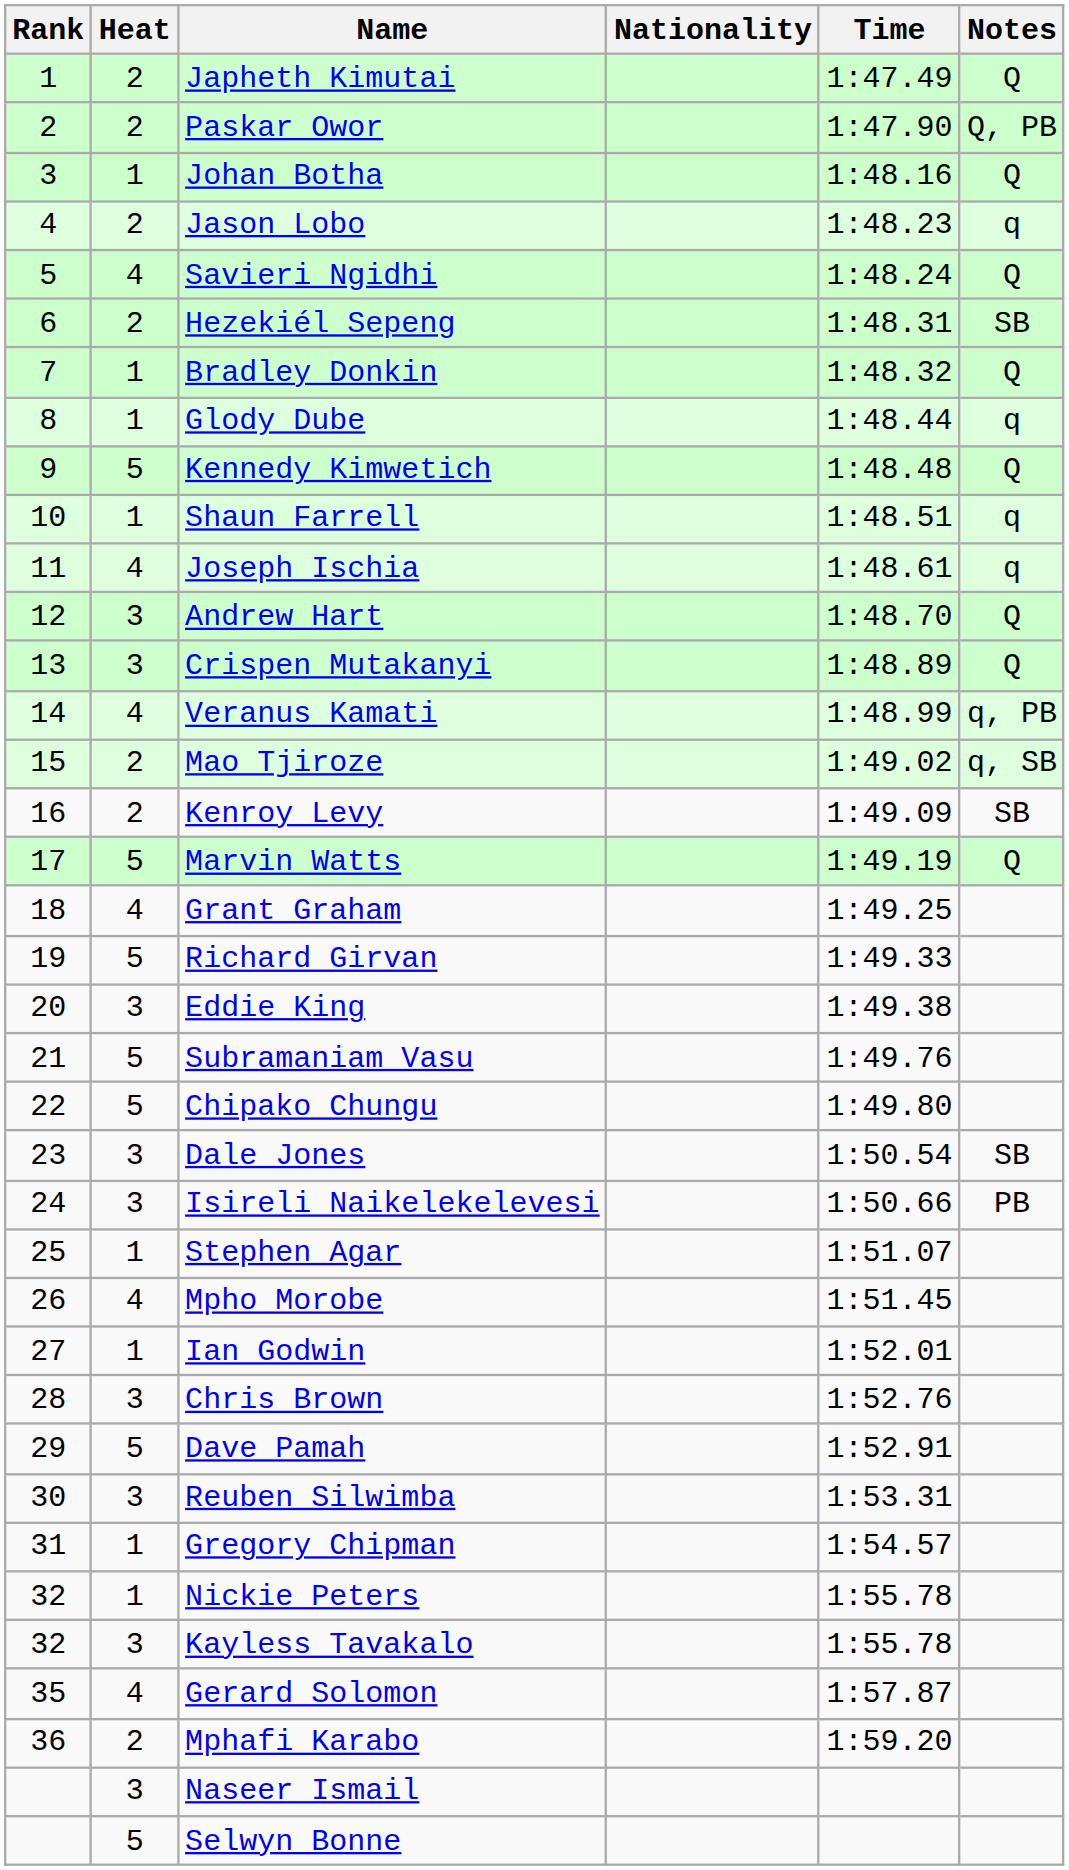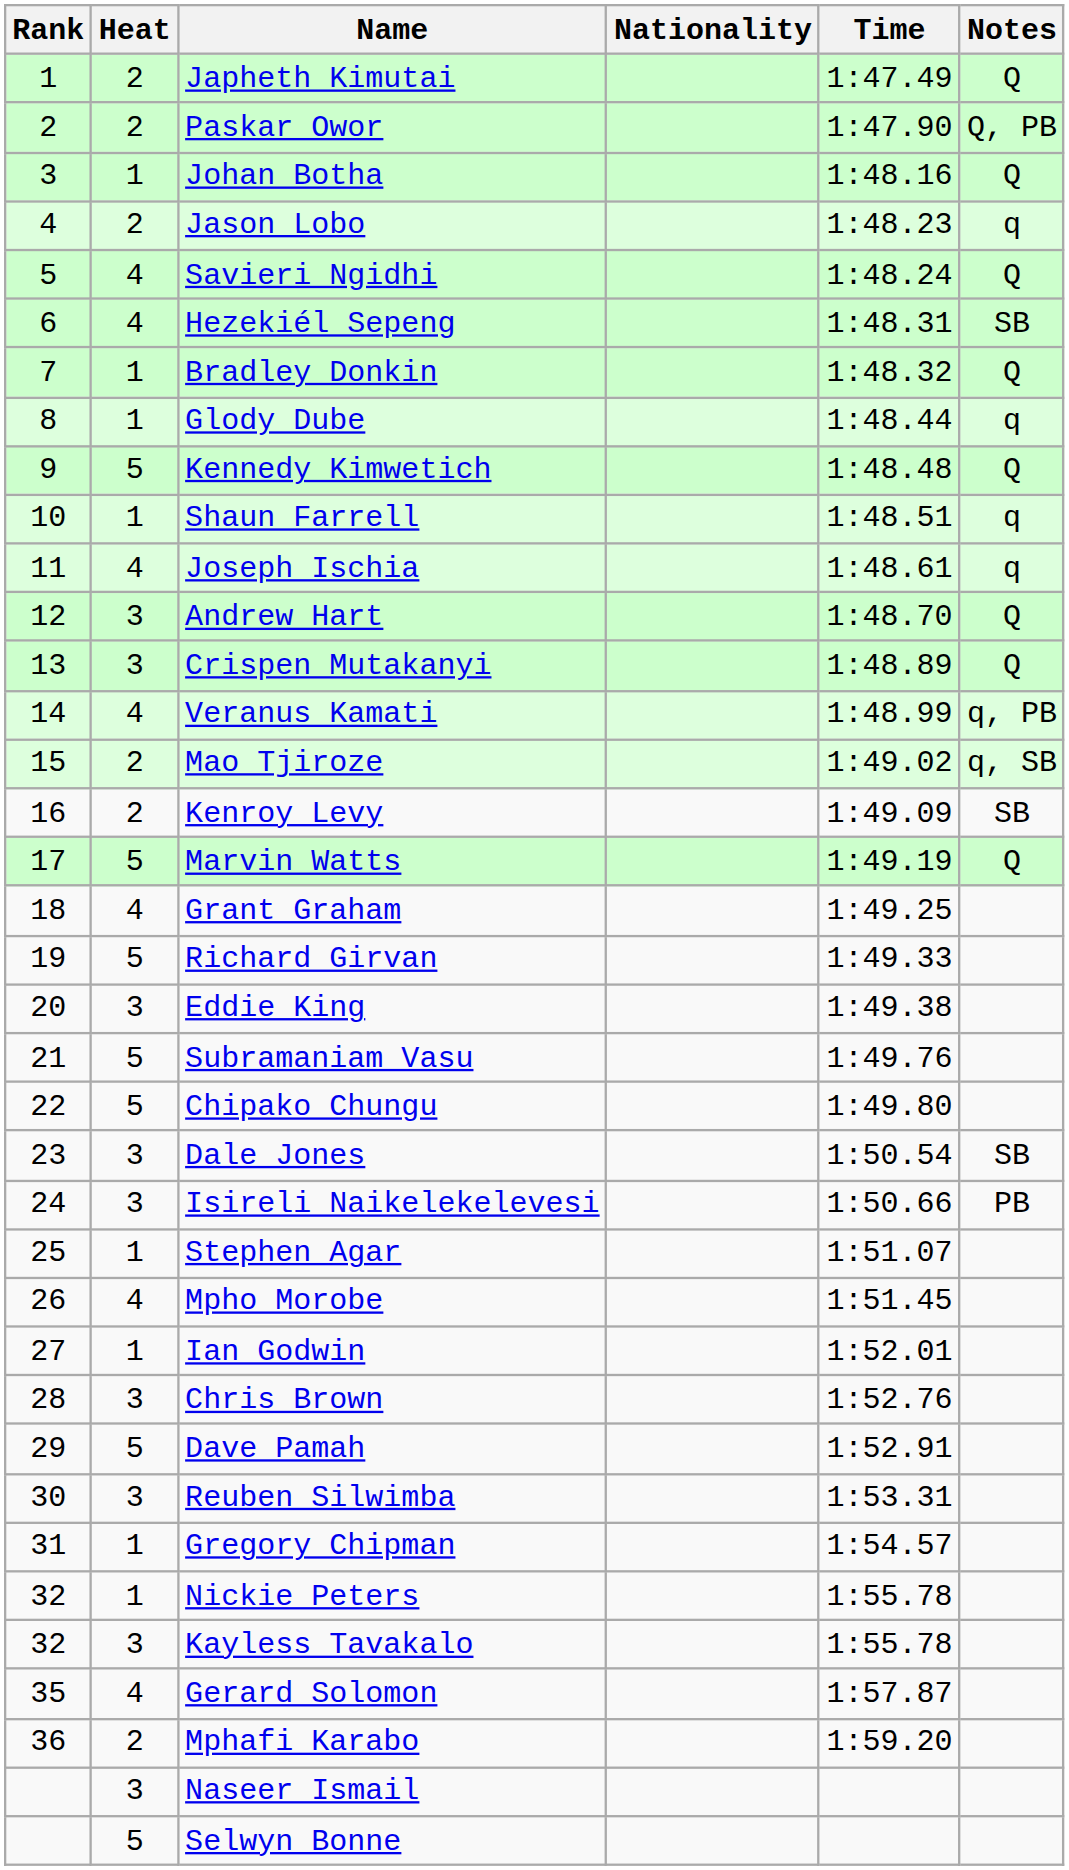(135, 323) 2 -> (135, 323) 4
